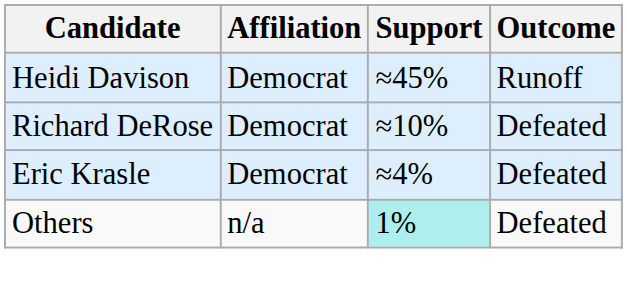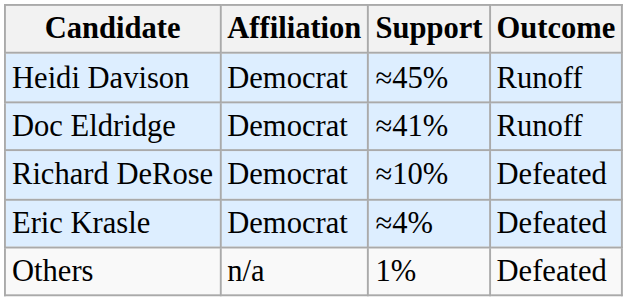+ row: (94, 125)
(396, 222) paleturquoise background -> (396, 271) no background
